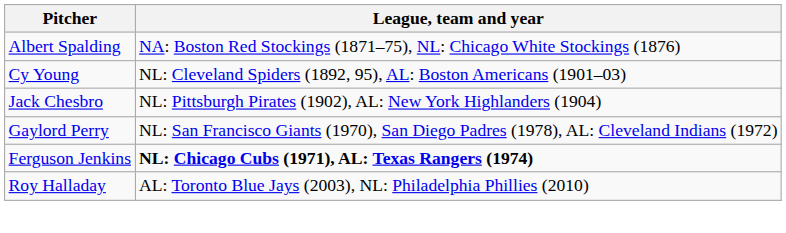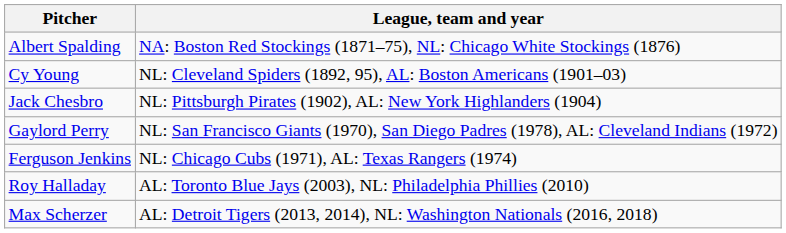(336, 158) bold -> (328, 158) normal
+ row: (58, 213)
